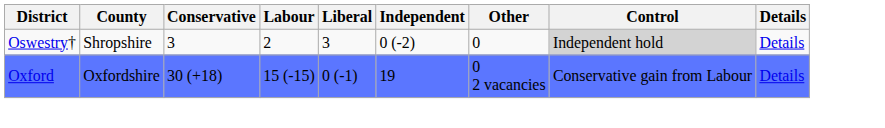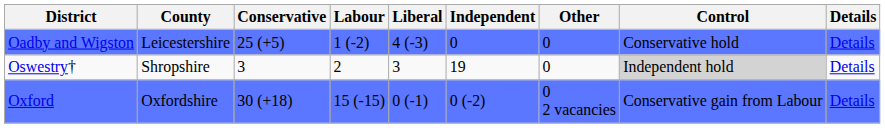+ row: (71, 42)
(397, 42) 0 (-2) -> (458, 67) 19
(387, 76) 19 -> (468, 101) 0 (-2)
